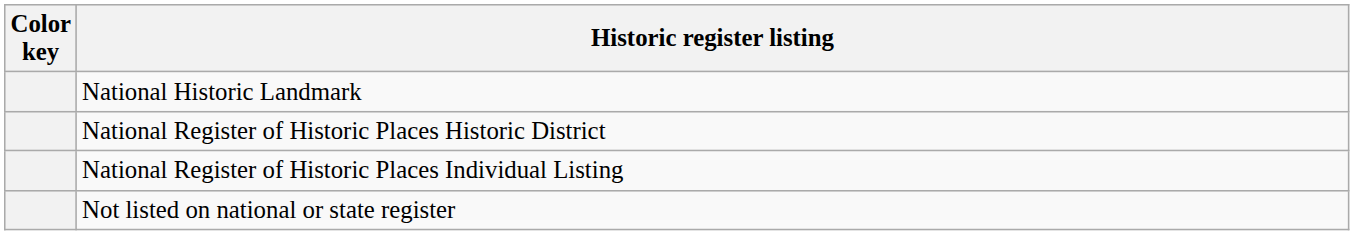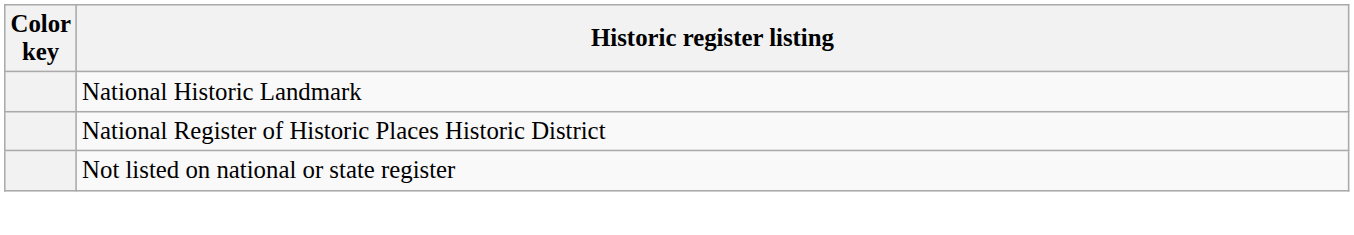- row: (353, 170)
